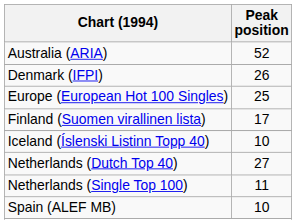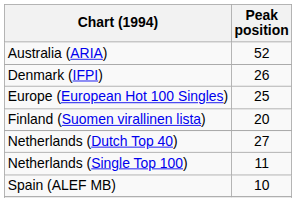(262, 119) 17 -> (262, 119) 20
- row: (108, 141)
